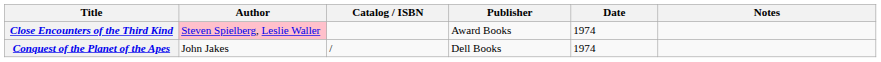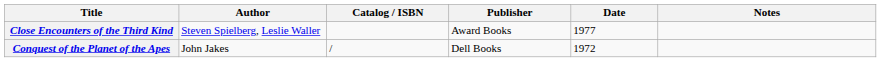(251, 30) pink background -> (251, 30) no background
(584, 30) 1974 -> (584, 30) 1977
(584, 48) 1974 -> (584, 48) 1972
